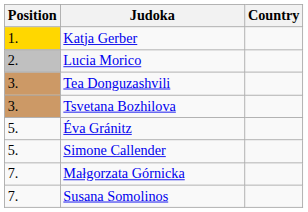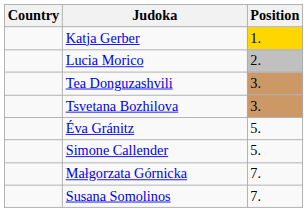columns swapped: (32, 15) <-> (274, 15)
